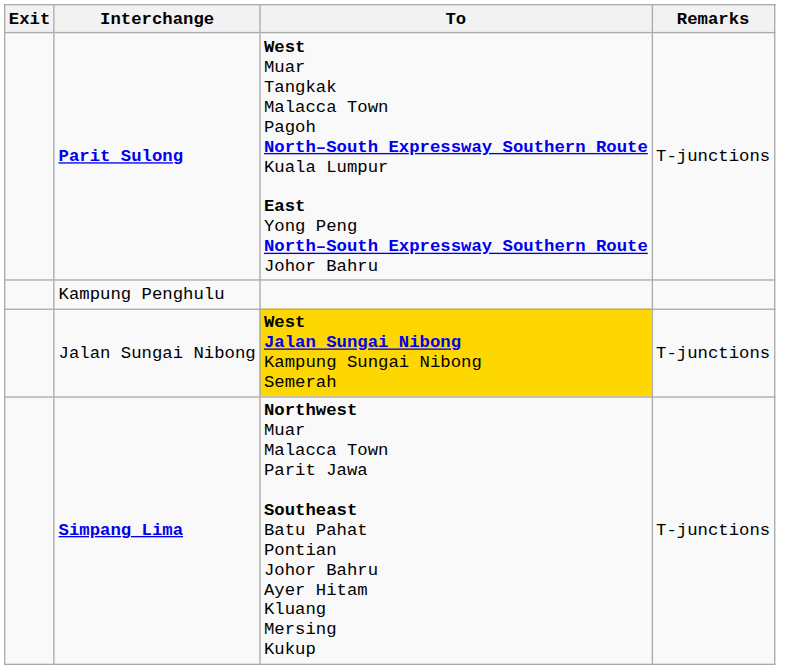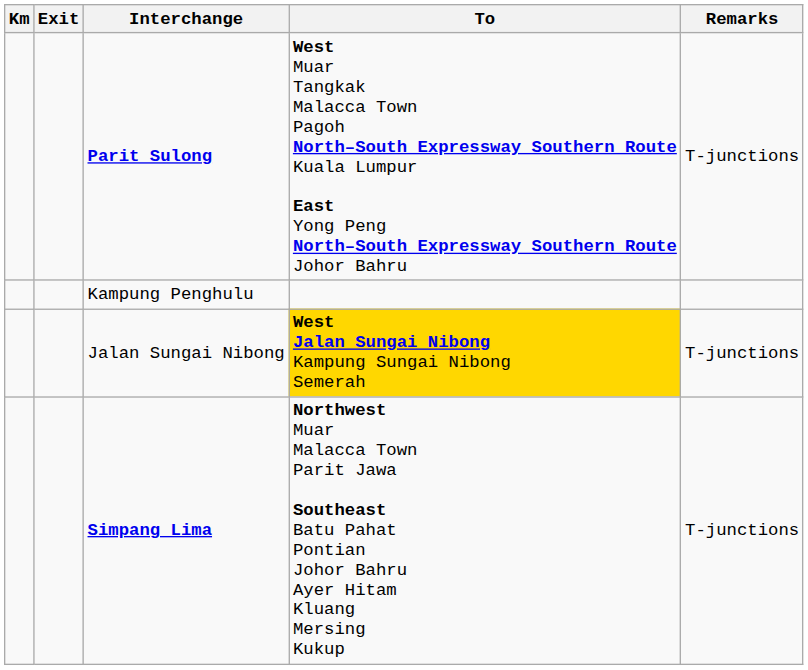+ column: (19, 19)
